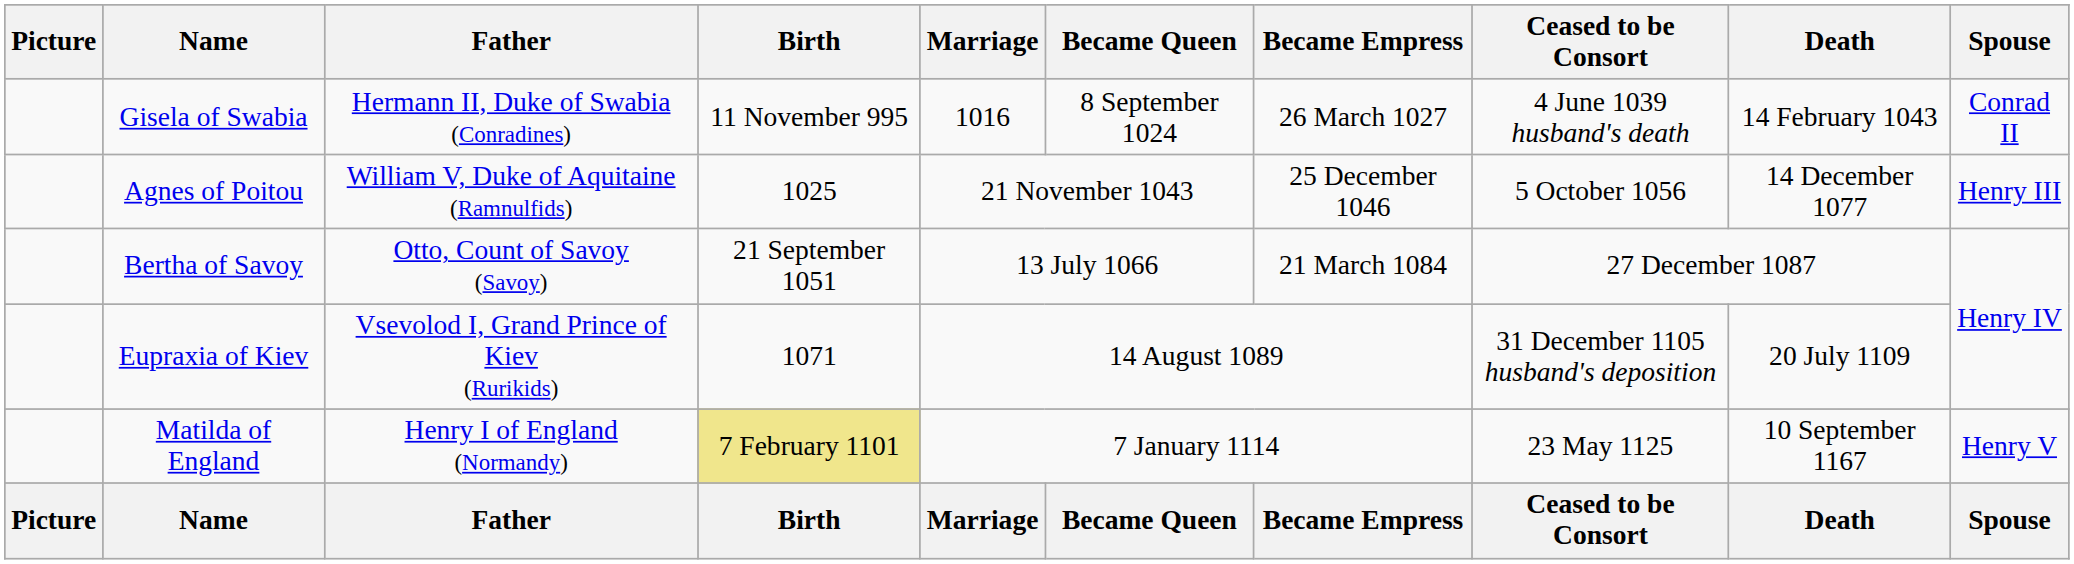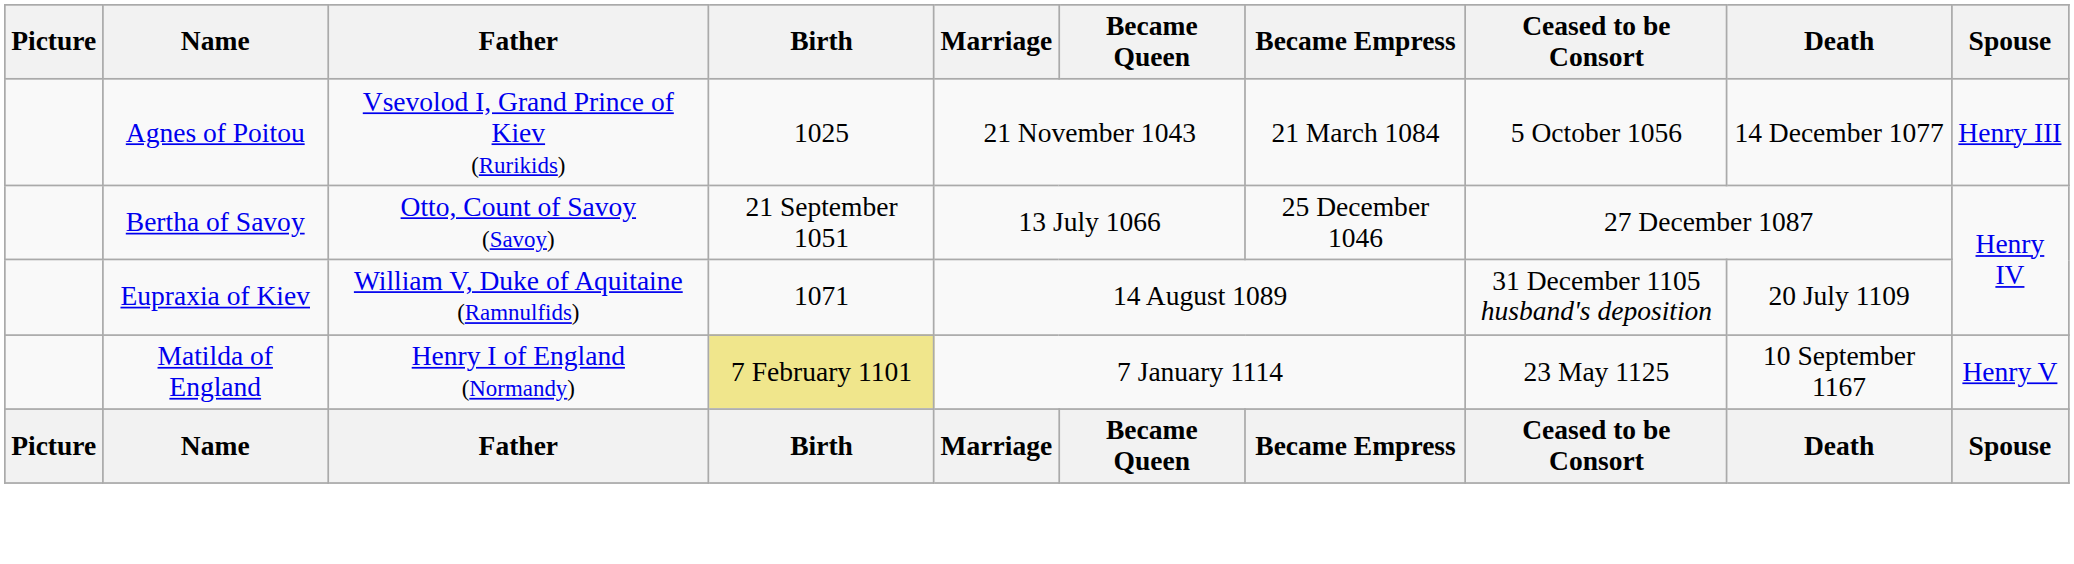- row: (214, 116)
(511, 191) William V, Duke of Aquitaine (Ramnulfids) -> (518, 131) Vsevolod I, Grand Prince of Kiev (Rurikids)
(1363, 191) 25 December 1046 -> (1356, 131) 21 March 1084
(1363, 265) 21 March 1084 -> (1356, 221) 25 December 1046
(511, 355) Vsevolod I, Grand Prince of Kiev (Rurikids) -> (518, 296) William V, Duke of Aquitaine (Ramnulfids)
